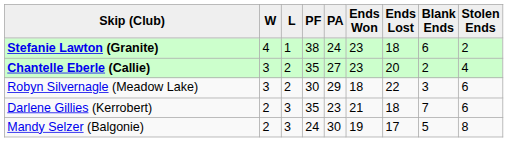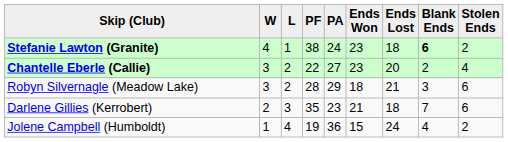(425, 48) normal -> (425, 48) bold
(312, 68) 35 -> (312, 68) 22
(312, 87) 30 -> (312, 87) 28
(392, 87) 22 -> (392, 87) 21
- row: (76, 127)
+ row: (86, 127)
